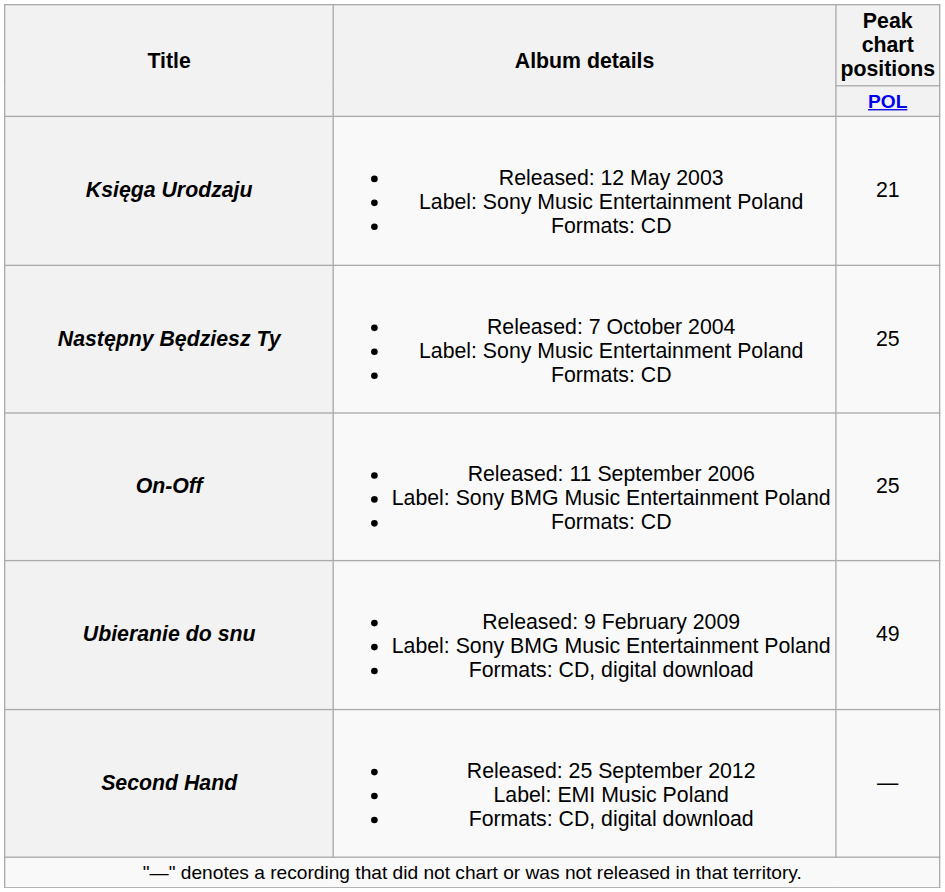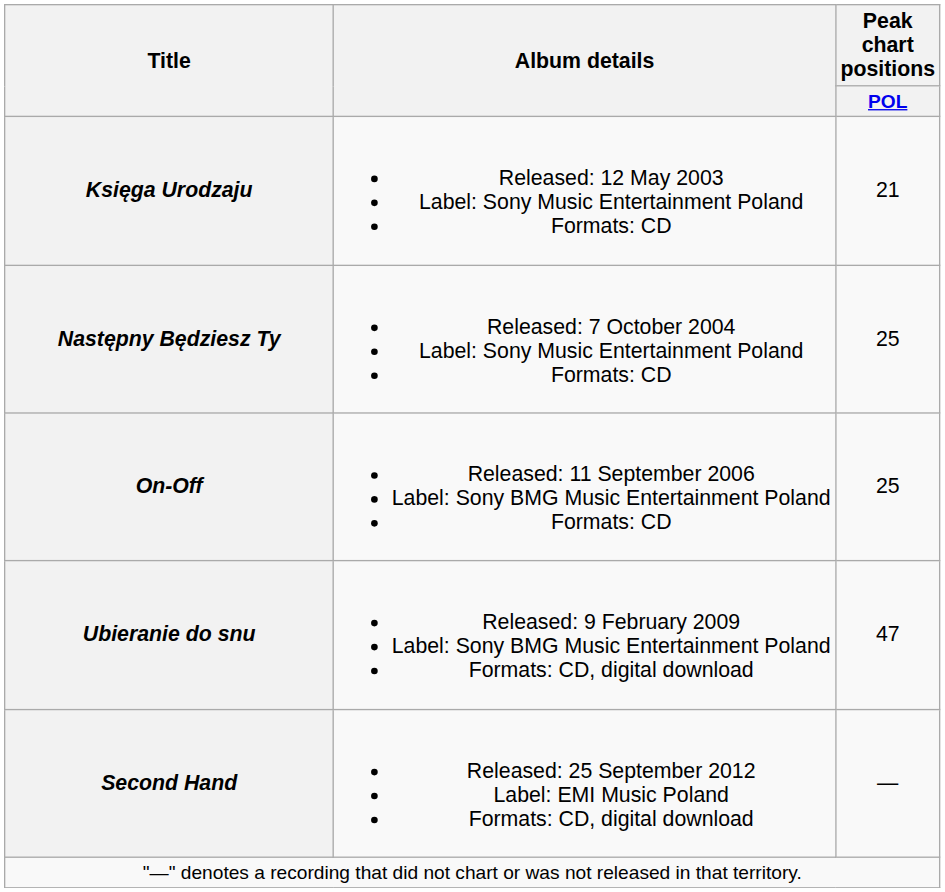(888, 634) 49 -> (888, 634) 47
